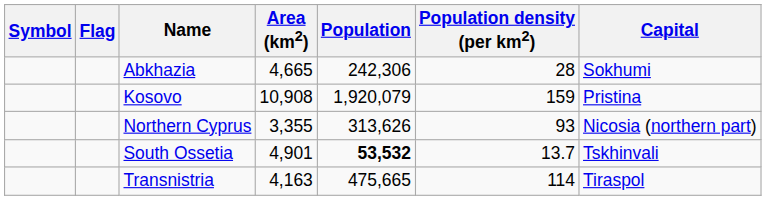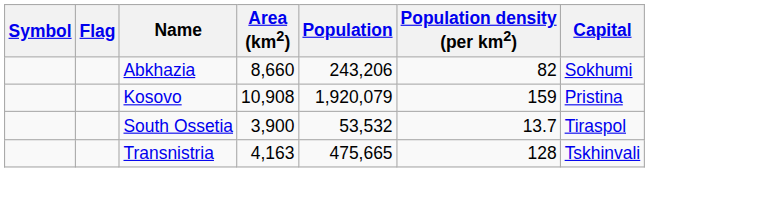(291, 70) 4,665 -> (273, 70) 8,660
(379, 70) 242,306 -> (361, 70) 243,206
(565, 70) 28 -> (547, 70) 82
- row: (187, 125)
(291, 153) 4,901 -> (273, 125) 3,900
(384, 153) bold -> (366, 125) normal
(621, 153) Tskhinvali -> (595, 125) Tiraspol
(561, 180) 114 -> (542, 153) 128
(614, 180) Tiraspol -> (602, 153) Tskhinvali
